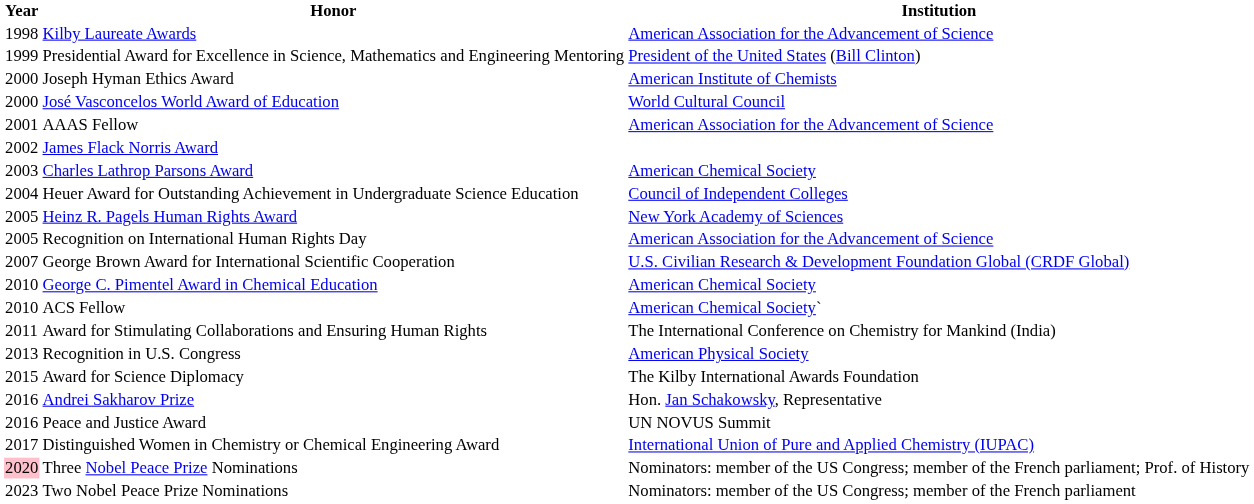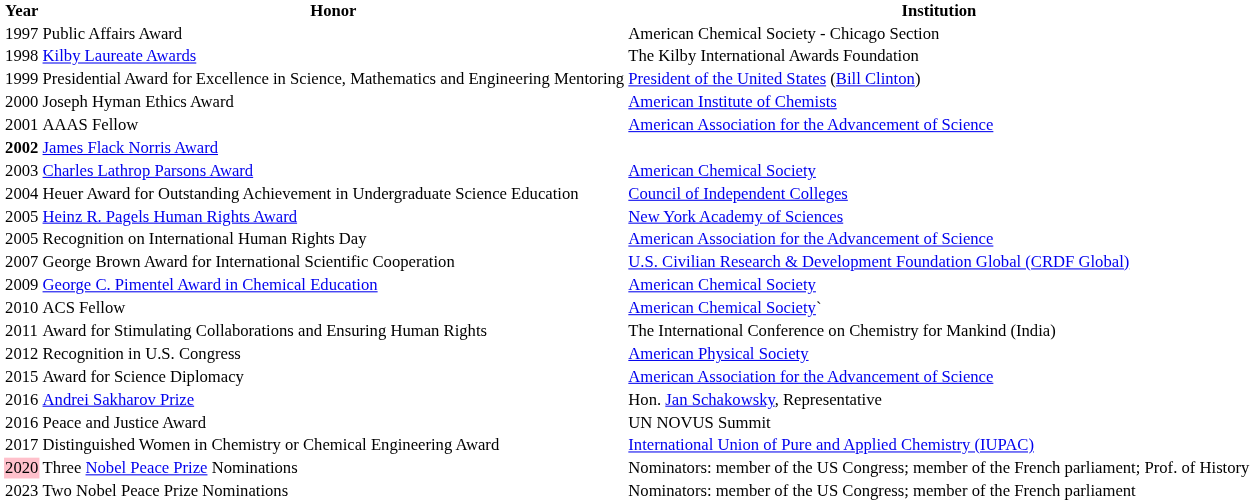+ row: (112, 33)
(811, 33) American Association for the Advancement of Science -> (774, 56) The Kilby International Awards Foundation
- row: (191, 101)
(22, 147) normal -> (22, 147) bold
(22, 285) 2010 -> (22, 285) 2009
(22, 353) 2013 -> (22, 353) 2012
(774, 376) The Kilby International Awards Foundation -> (811, 376) American Association for the Advancement of Science
